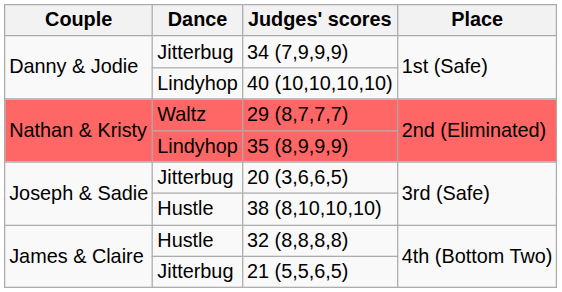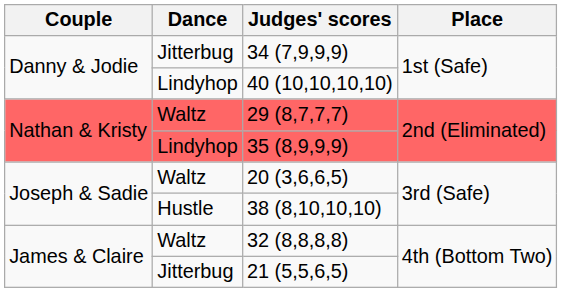(195, 177) Jitterbug -> (182, 177) Waltz
(185, 240) Hustle -> (182, 240) Waltz
